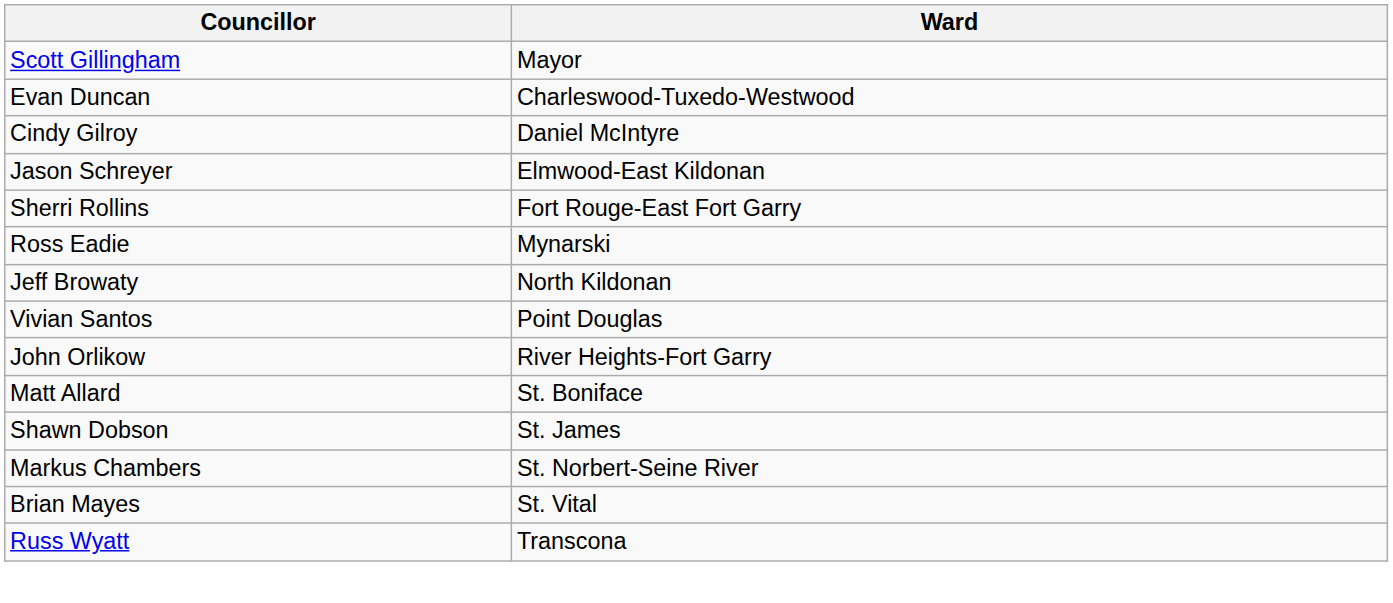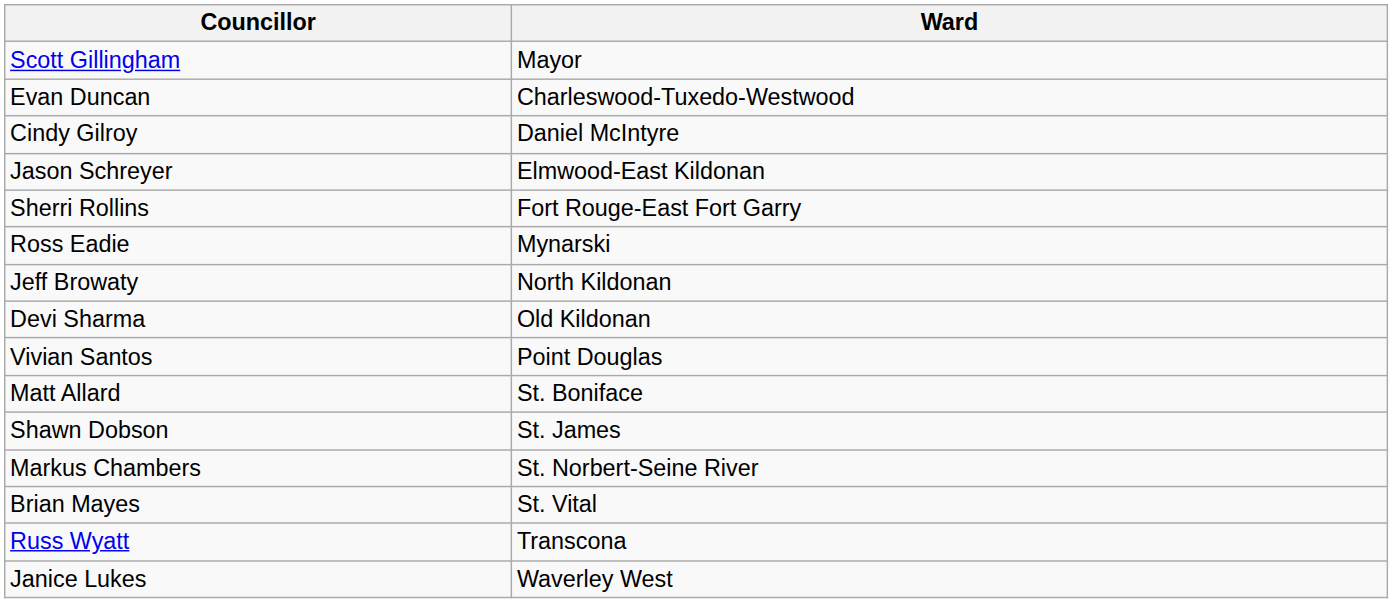+ row: (78, 319)
- row: (78, 356)
+ row: (78, 578)
